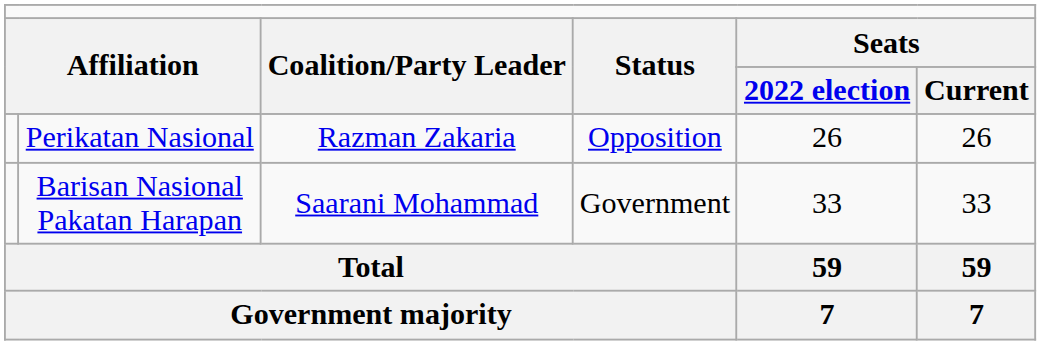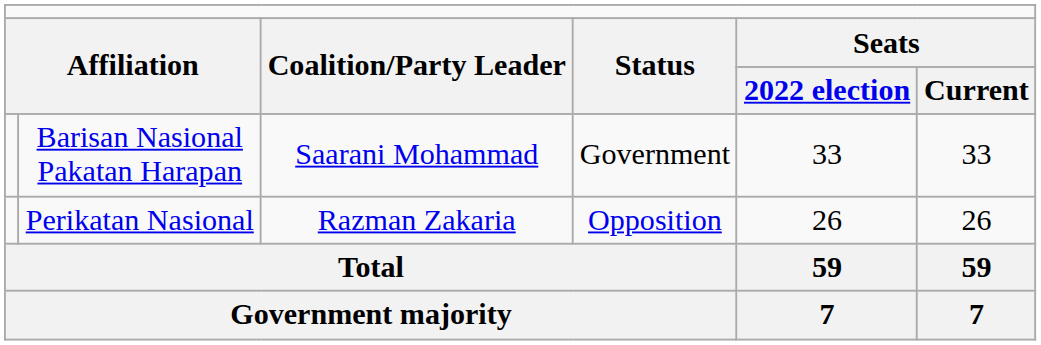rows swapped: (140, 202) <-> (140, 137)
